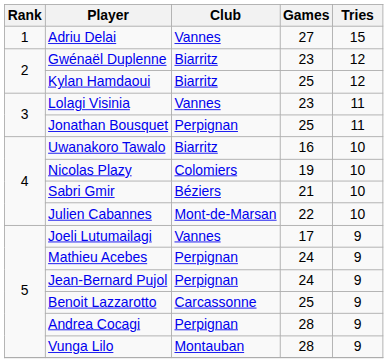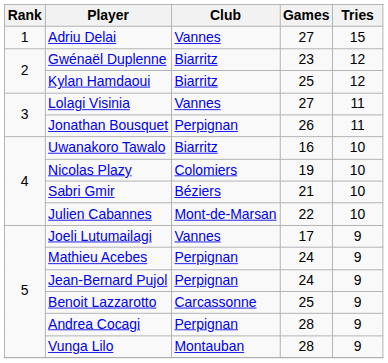(306, 103) 23 -> (306, 103) 27
(306, 125) 25 -> (306, 125) 26
